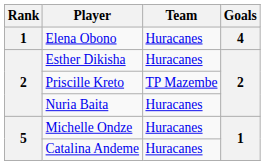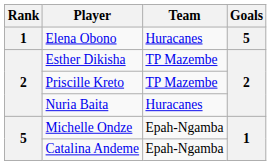(240, 38) 4 -> (246, 38) 5
(174, 60) Huracanes -> (181, 60) TP Mazembe
(174, 127) Huracanes -> (185, 127) Epah-Ngamba
(174, 150) Huracanes -> (185, 150) Epah-Ngamba
